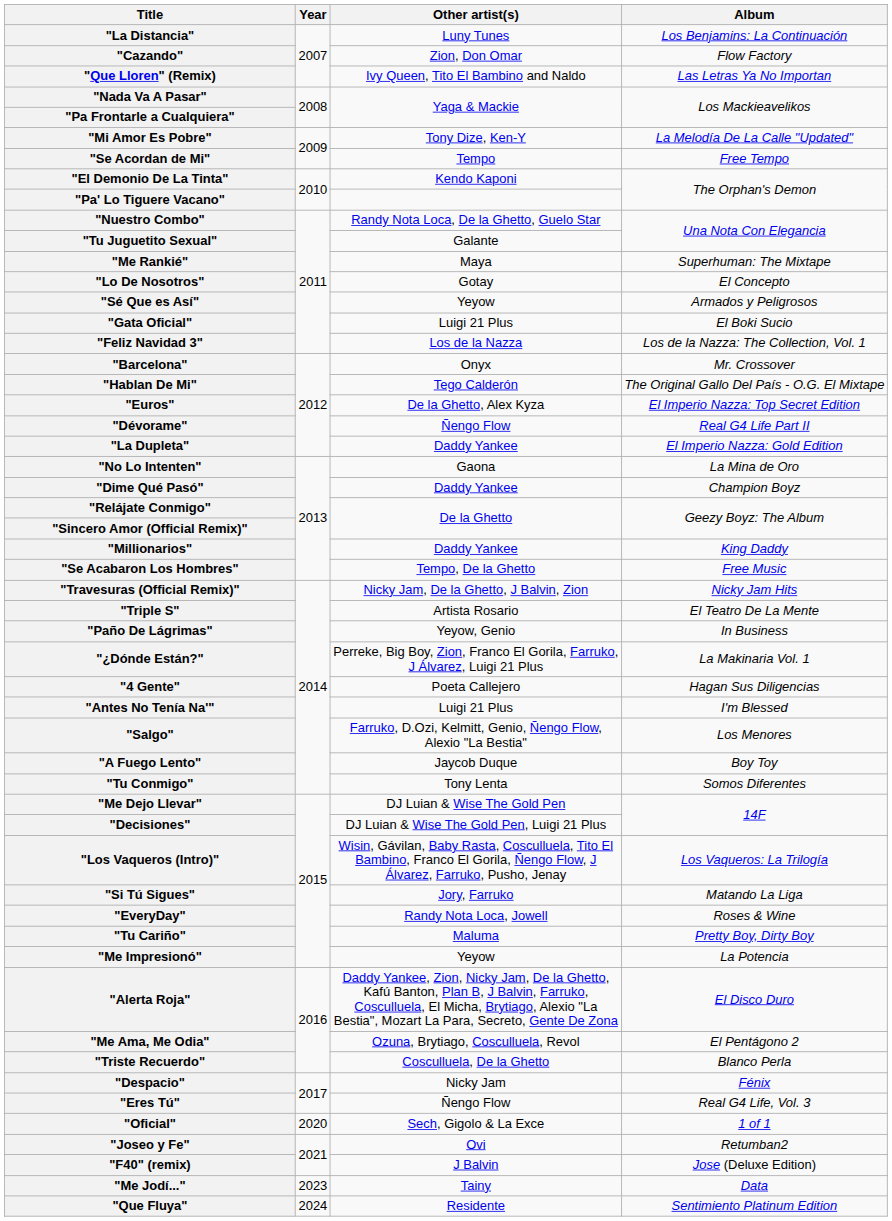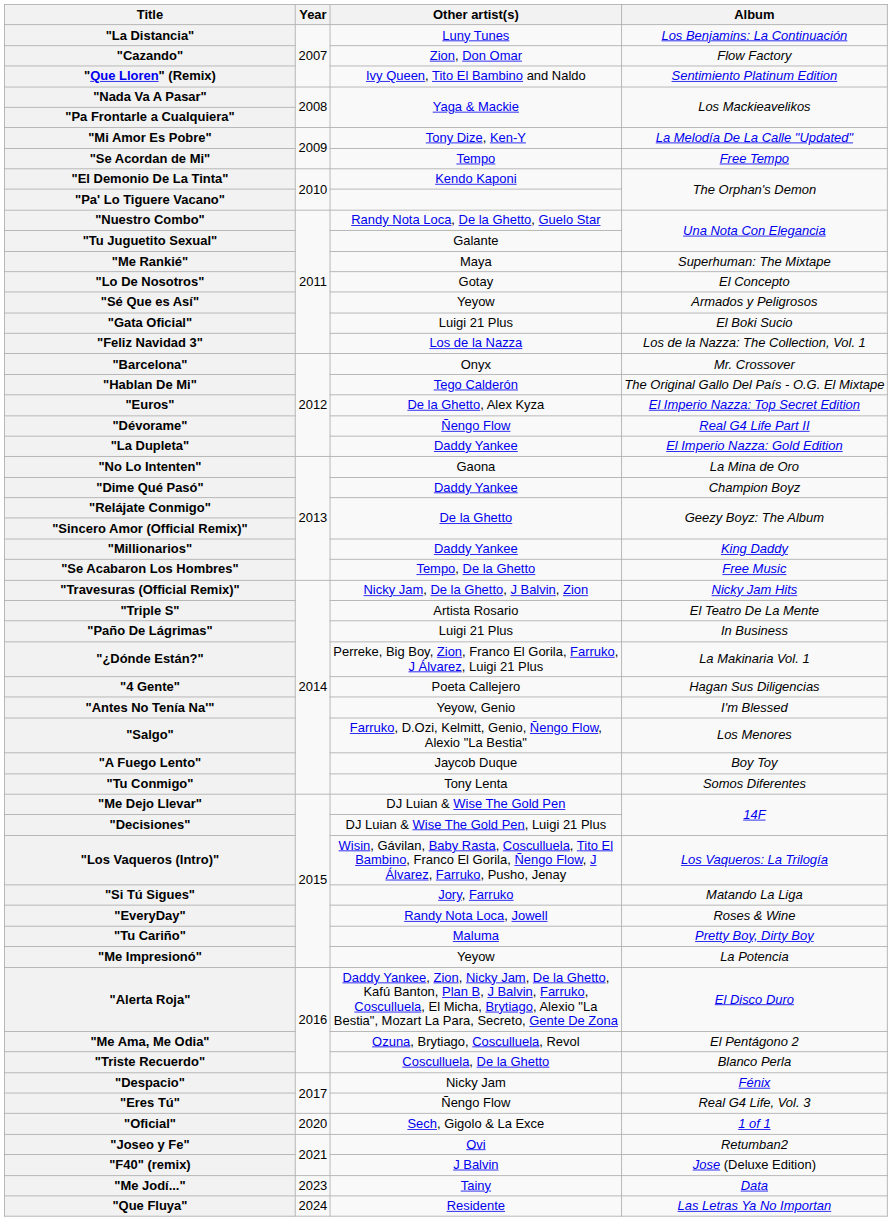(754, 76) Las Letras Ya No Importan -> (754, 76) Sentimiento Platinum Edition
(476, 631) Yeyow, Genio -> (476, 631) Luigi 21 Plus
(476, 707) Luigi 21 Plus -> (476, 707) Yeyow, Genio
(754, 1206) Sentimiento Platinum Edition -> (754, 1206) Las Letras Ya No Importan
